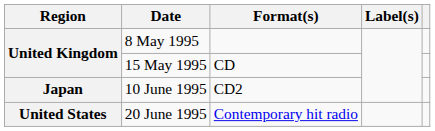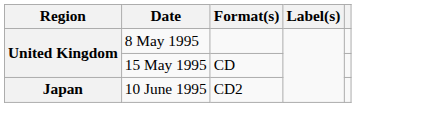- row: (166, 114)
